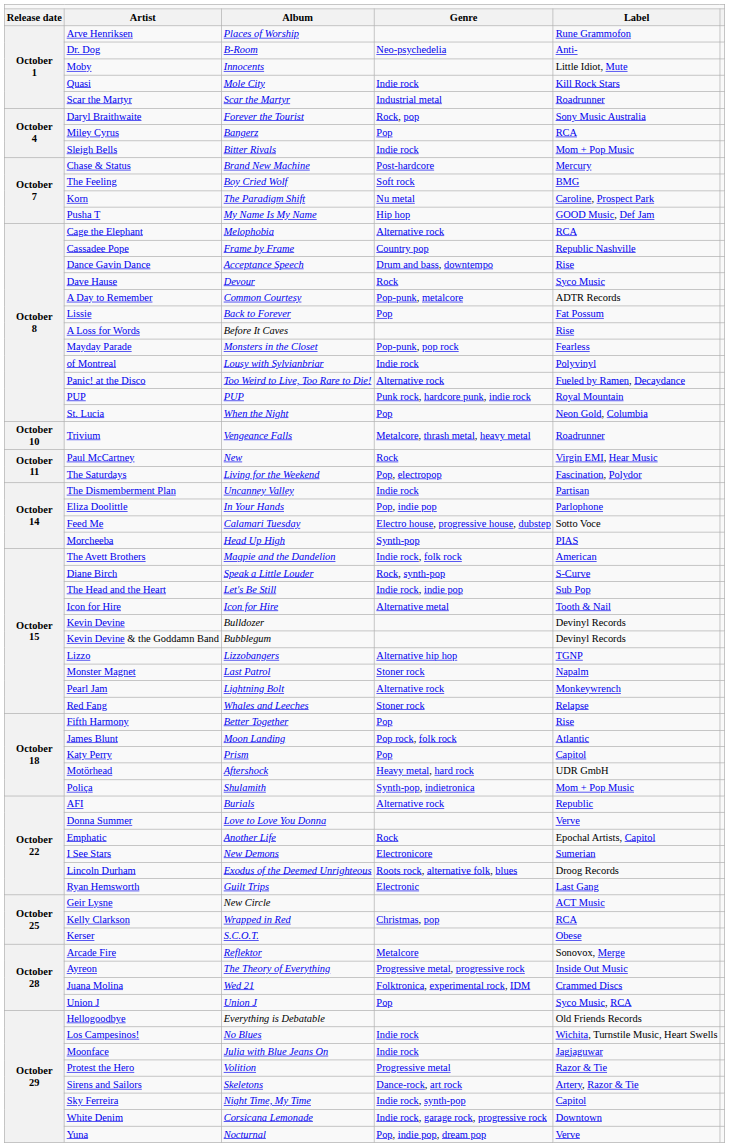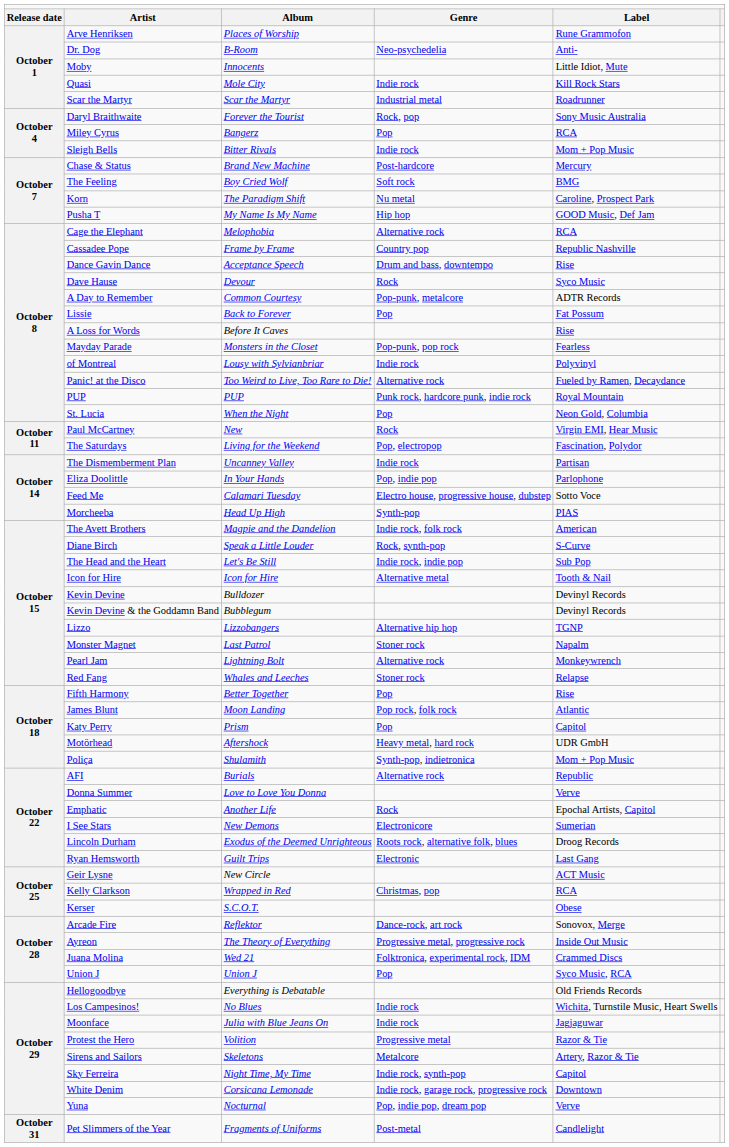- row: (84, 435)
(397, 952) Metalcore -> (419, 924) Dance-rock, art rock
(419, 1084) Dance-rock, art rock -> (397, 1056) Metalcore
+ row: (119, 1128)
